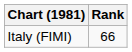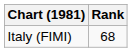(108, 36) 66 -> (108, 36) 68
